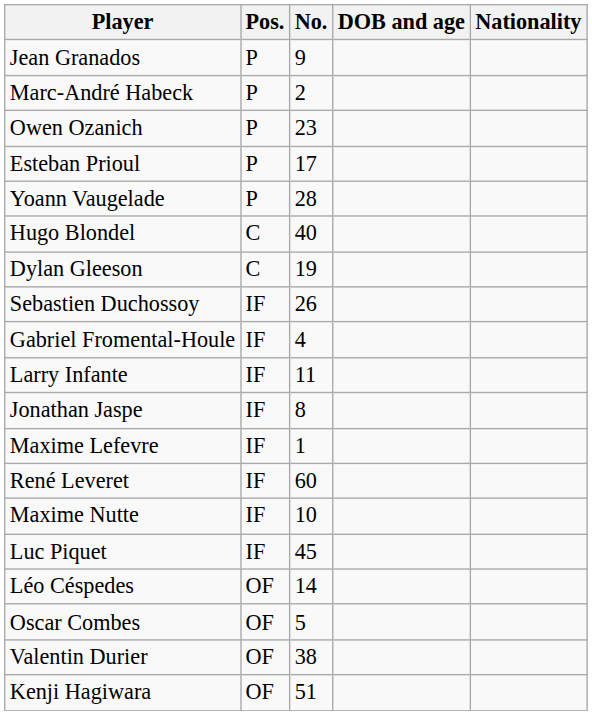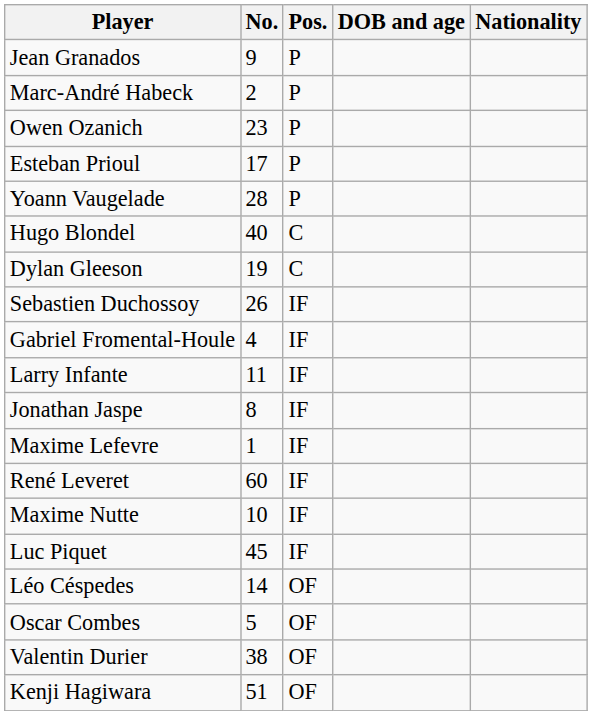columns swapped: (311, 22) <-> (265, 22)
